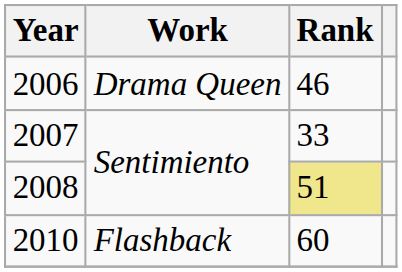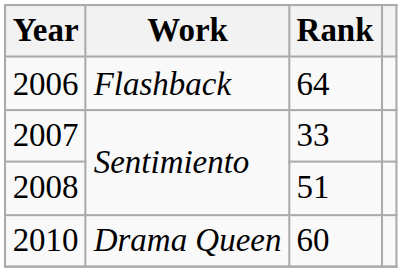(188, 82) Drama Queen -> (162, 82) Flashback
(313, 82) 46 -> (313, 82) 64
(313, 187) khaki background -> (313, 187) no background
(162, 239) Flashback -> (188, 239) Drama Queen
